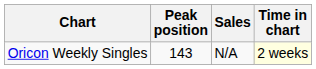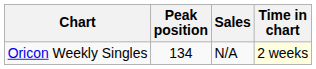(181, 53) 143 -> (181, 53) 134
